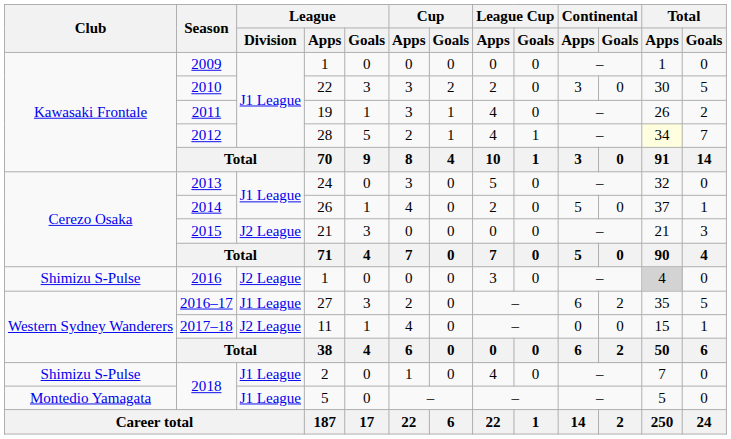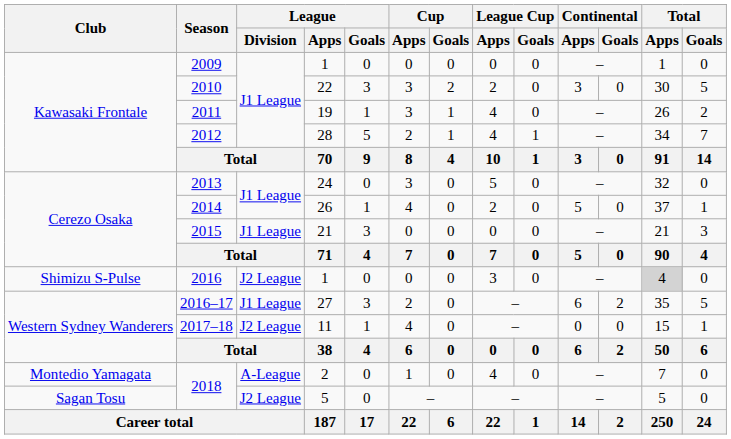(662, 135) lightyellow background -> (662, 135) no background
(270, 231) J2 League -> (270, 231) J1 League
(91, 374) Shimizu S-Pulse -> (91, 374) Montedio Yamagata
(270, 374) J1 League -> (270, 374) A-League
(91, 398) Montedio Yamagata -> (91, 398) Sagan Tosu
(270, 398) J1 League -> (270, 398) J2 League
